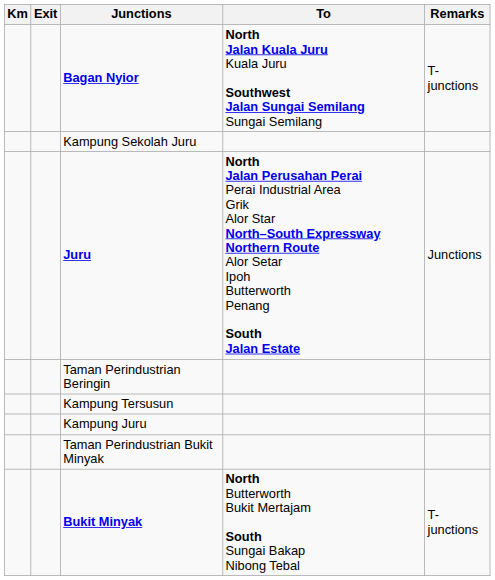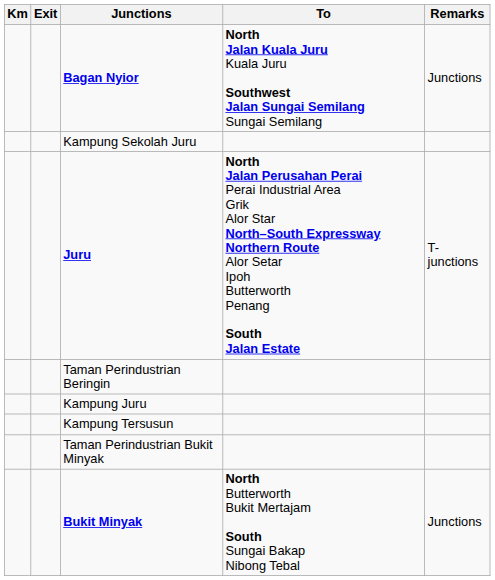(453, 78) T-junctions -> (455, 78) Junctions
(455, 255) Junctions -> (453, 255) T-junctions
rows swapped: (118, 404) <-> (105, 424)
(453, 522) T-junctions -> (455, 522) Junctions
